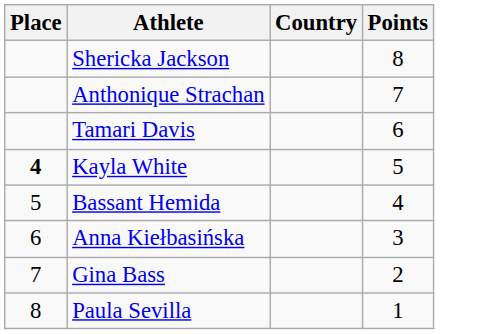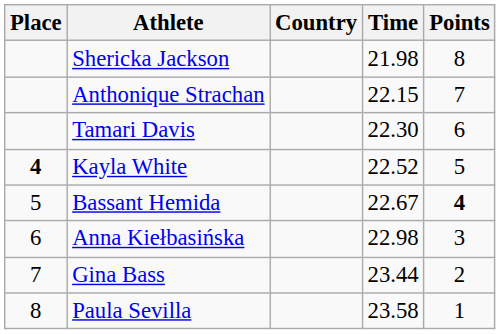+ column: (393, 22)
(398, 202) normal -> (459, 202) bold
